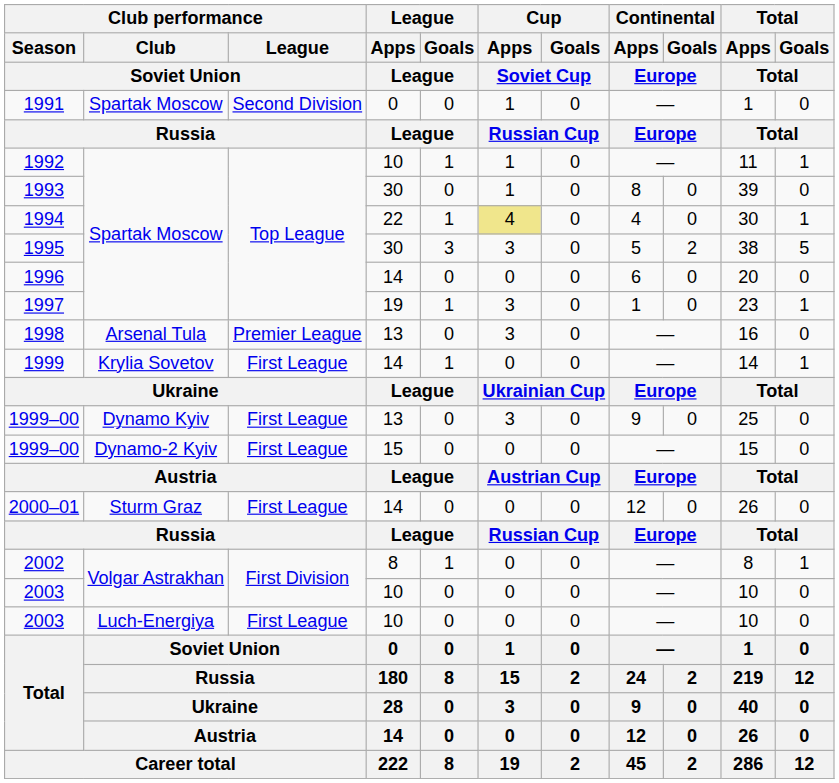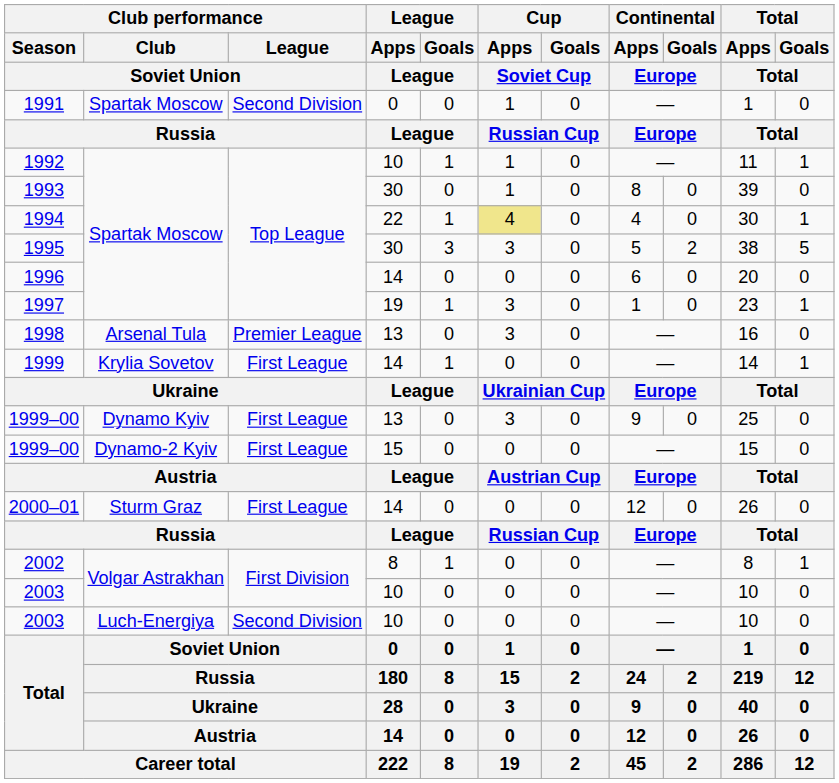(297, 620) First League -> (297, 620) Second Division
